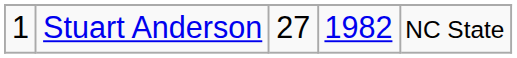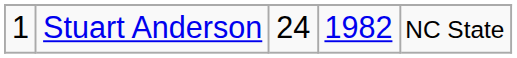(293, 28) 27 -> (293, 28) 24
